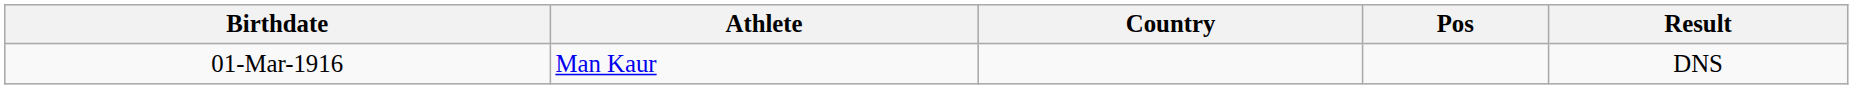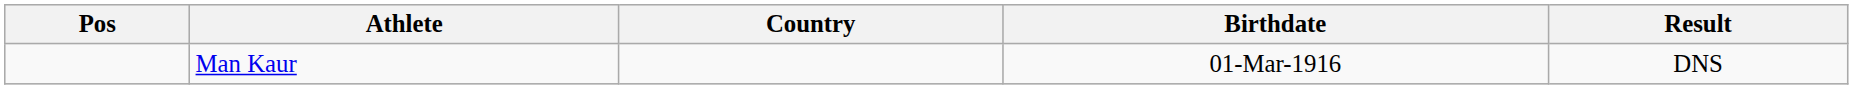columns swapped: (1455, 24) <-> (277, 24)
